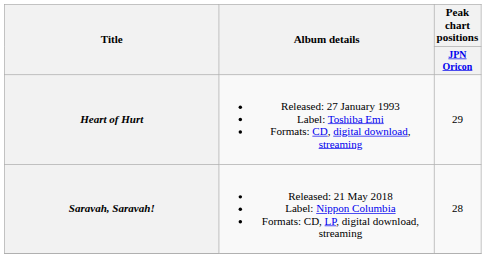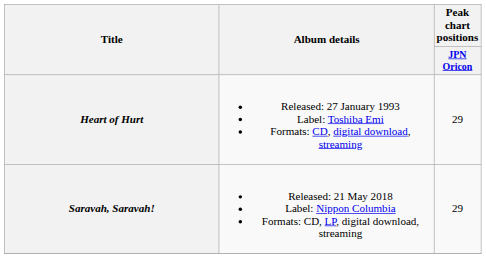(457, 208) 28 -> (457, 208) 29
